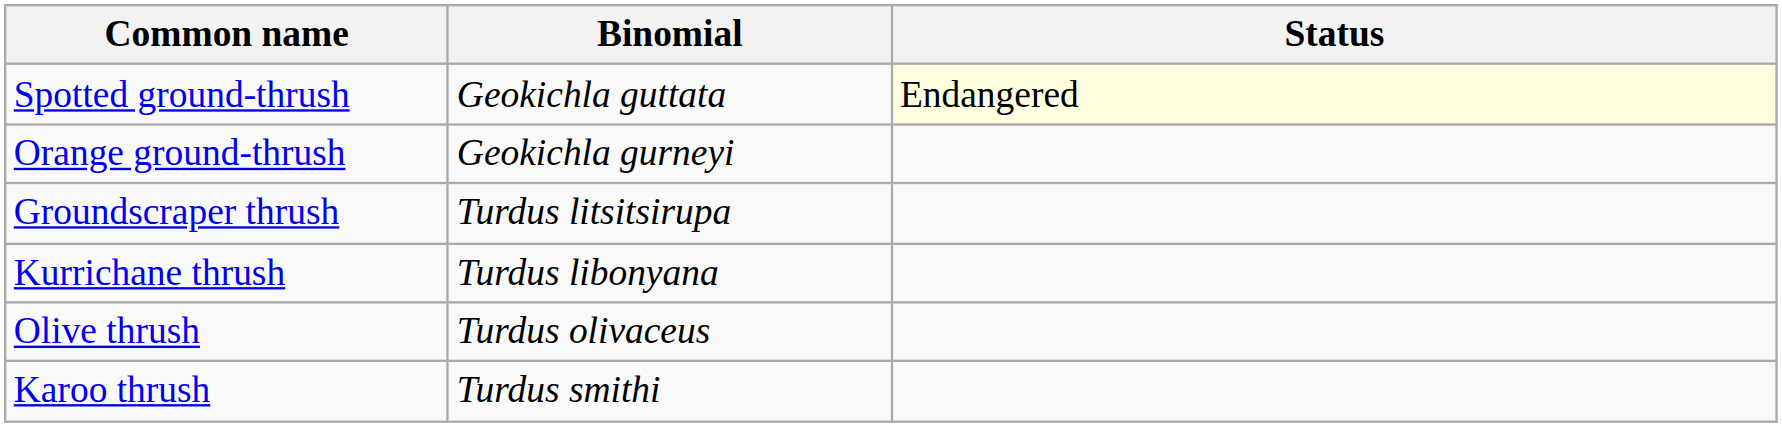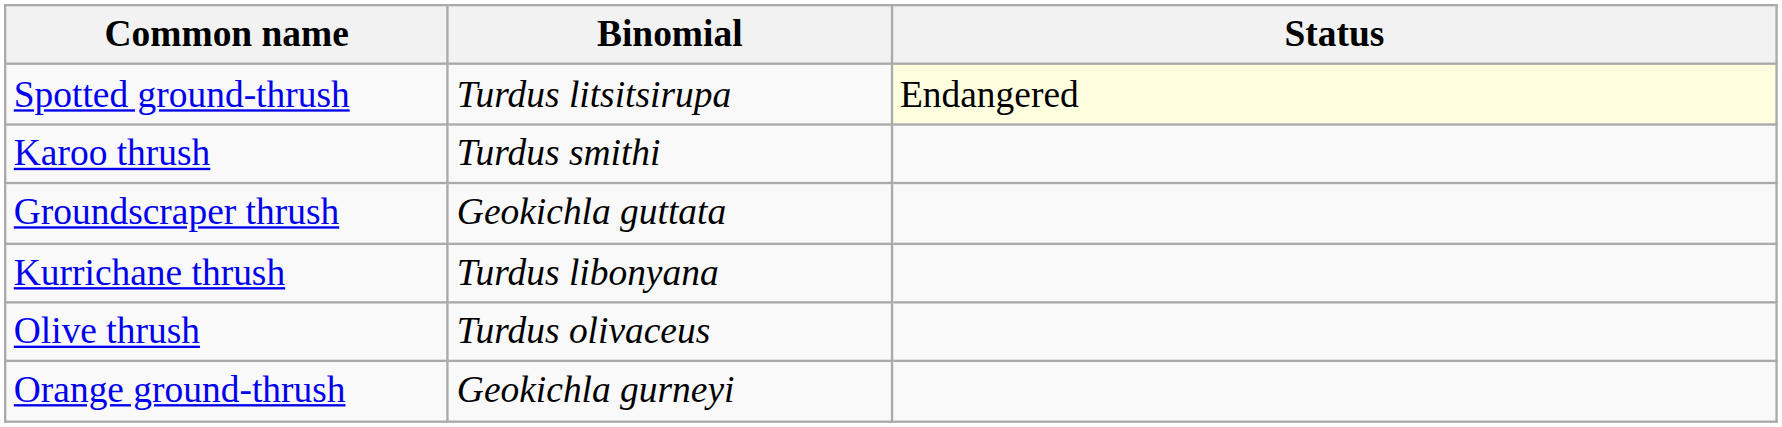(592, 93) Geokichla guttata -> (594, 93) Turdus litsitsirupa
rows swapped: (180, 152) <-> (112, 390)
(594, 212) Turdus litsitsirupa -> (592, 212) Geokichla guttata
